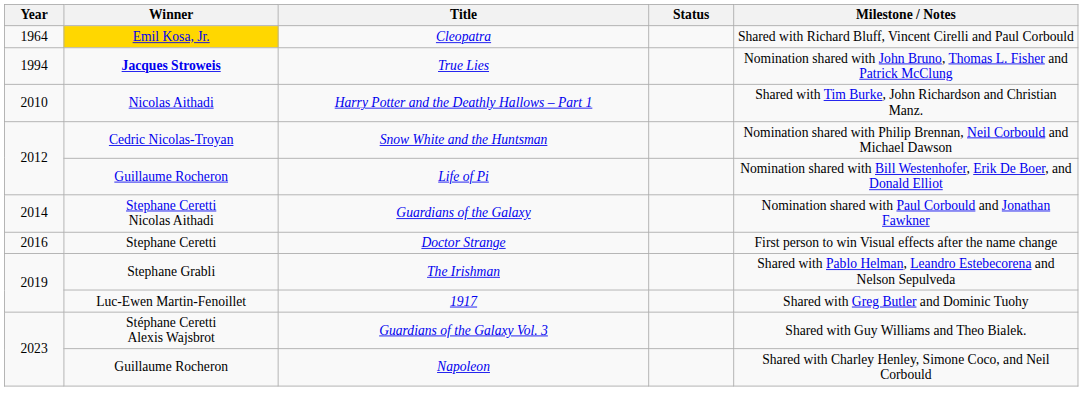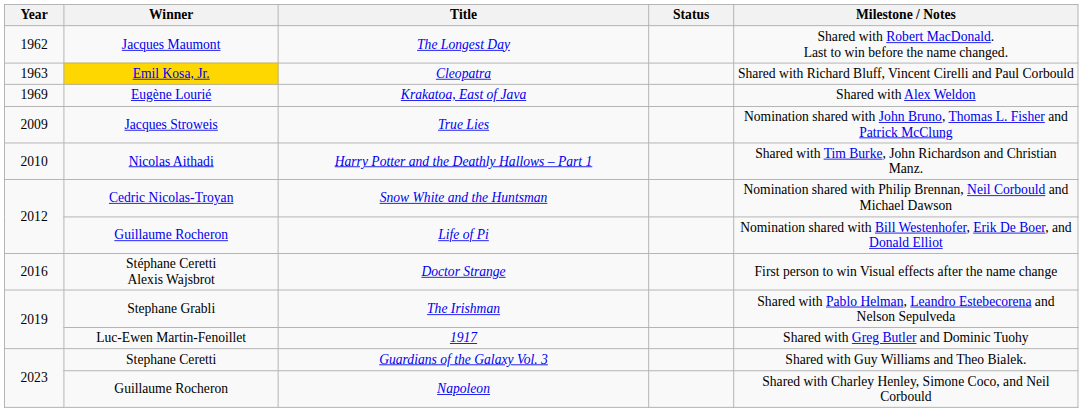+ row: (464, 44)
(34, 36) 1964 -> (34, 73) 1963
+ row: (464, 95)
(34, 66) 1994 -> (34, 124) 2009
(171, 66) bold -> (171, 124) normal
- row: (464, 213)
(171, 242) Stephane Ceretti -> (171, 271) Stéphane Ceretti Alexis Wajsbrot
(171, 330) Stéphane Ceretti Alexis Wajsbrot -> (171, 359) Stephane Ceretti
